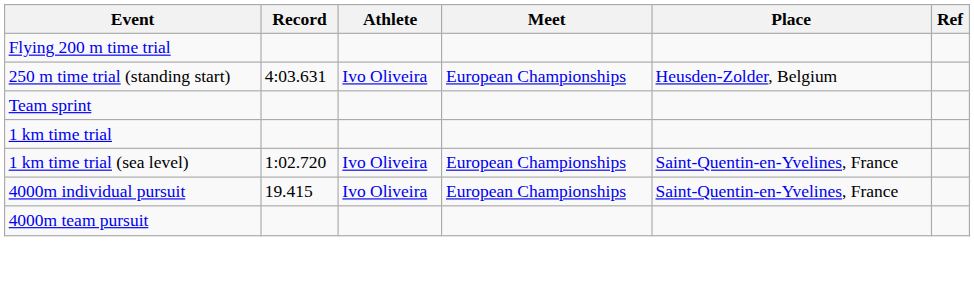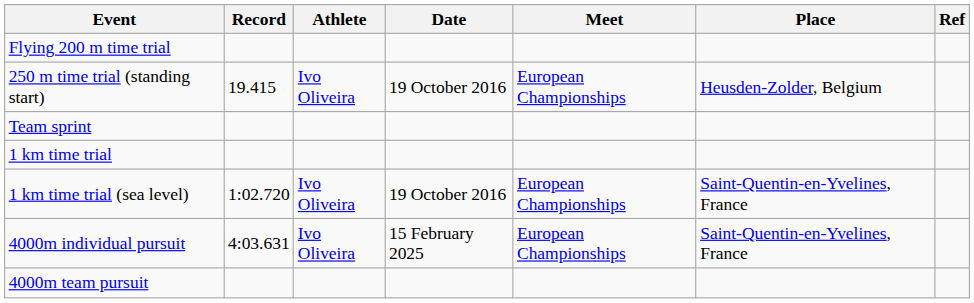+ column: (449, 19)
(295, 76) 4:03.631 -> (252, 87) 19.415
(289, 192) 19.415 -> (259, 243) 4:03.631
